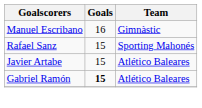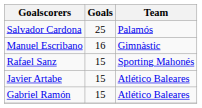+ row: (44, 29)
(100, 78) bold -> (100, 95) normal
